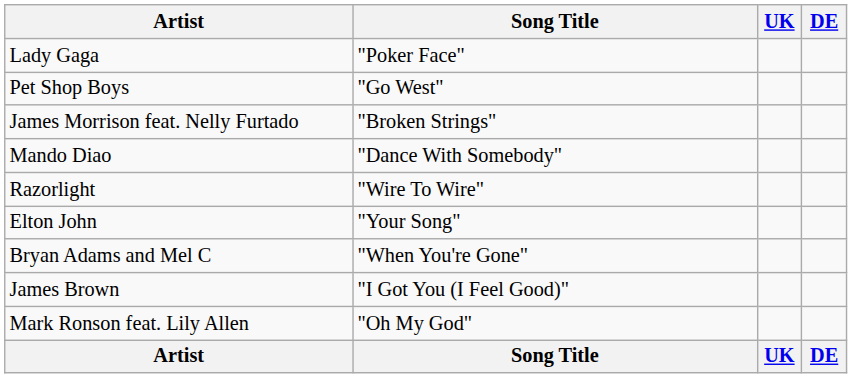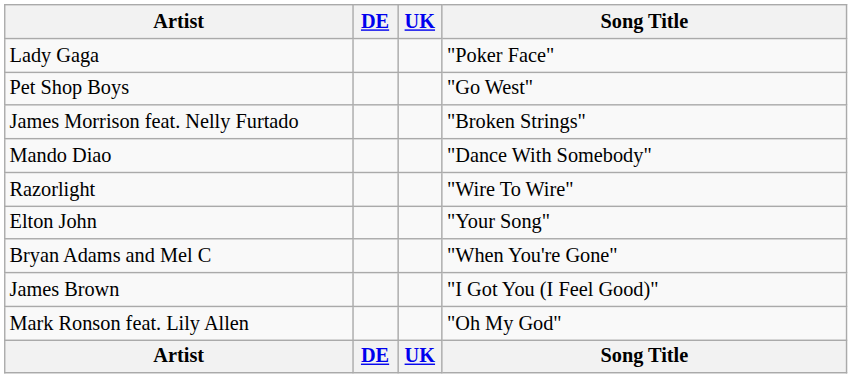columns swapped: (555, 21) <-> (824, 21)
